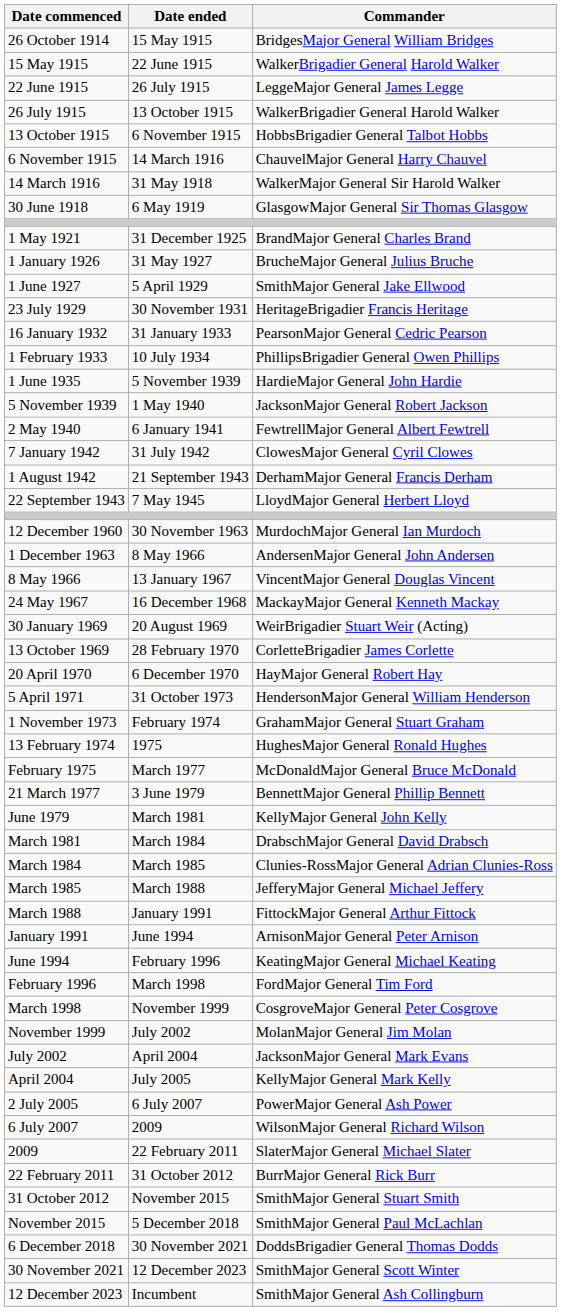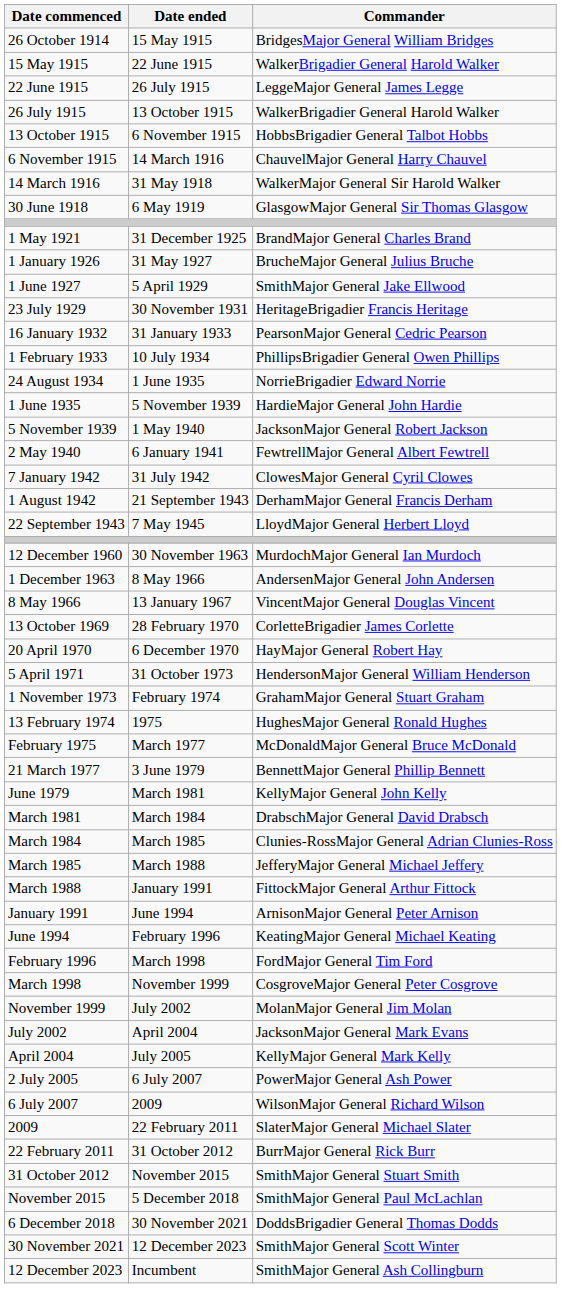+ row: (56, 381)
- row: (48, 602)
- row: (58, 626)
